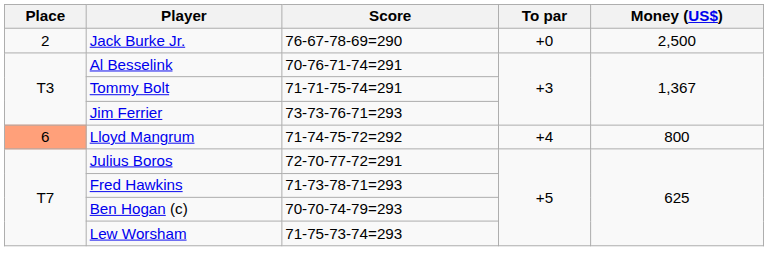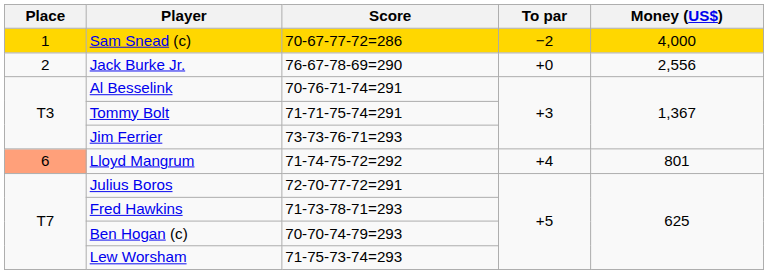+ row: (140, 40)
(677, 40) 2,500 -> (677, 64) 2,556
(677, 137) 800 -> (677, 161) 801
